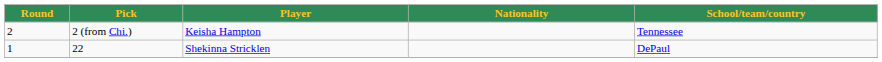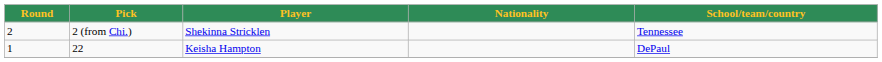(223, 31) Keisha Hampton -> (228, 31) Shekinna Stricklen
(228, 48) Shekinna Stricklen -> (223, 48) Keisha Hampton
